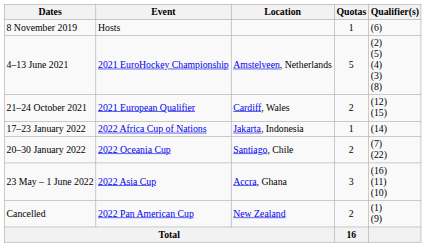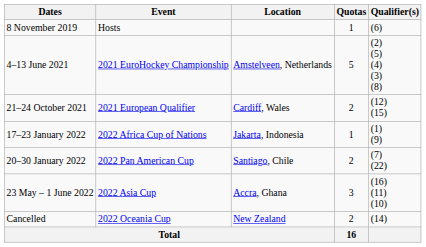(379, 129) (14) -> (376, 134) (1) (9)
(134, 150) 2022 Oceania Cup -> (146, 161) 2022 Pan American Cup
(146, 213) 2022 Pan American Cup -> (134, 219) 2022 Oceania Cup
(376, 213) (1) (9) -> (379, 219) (14)
